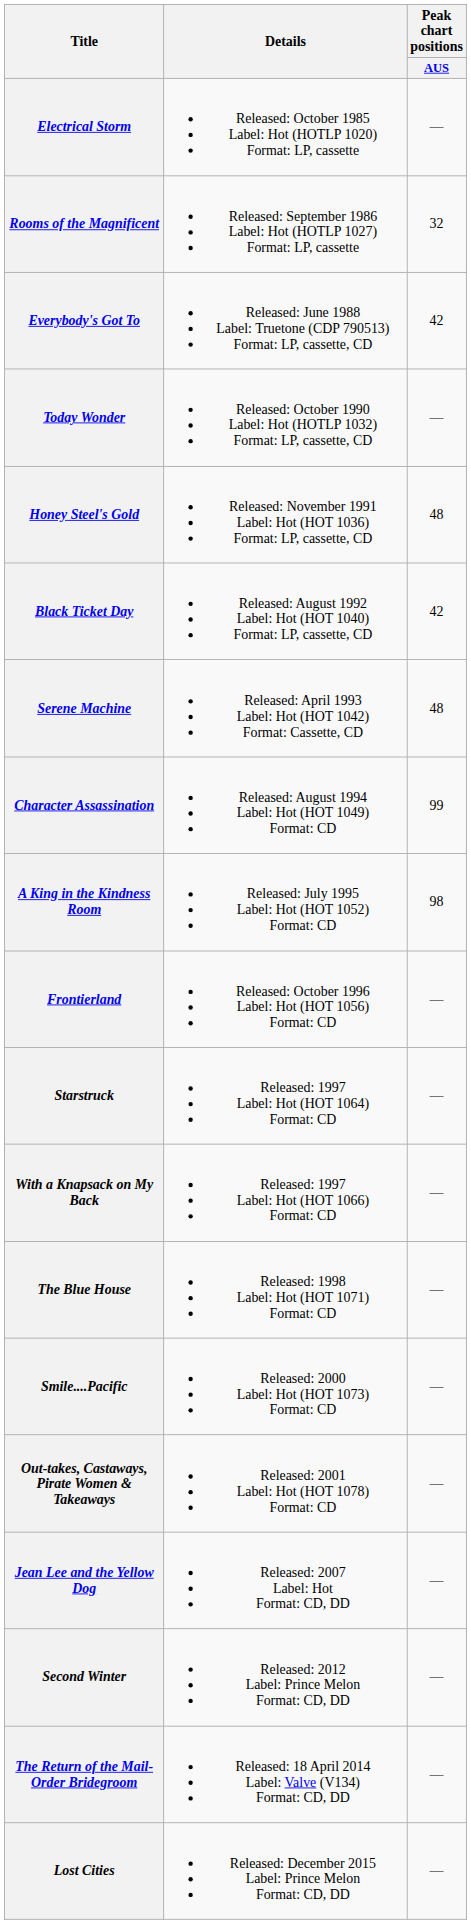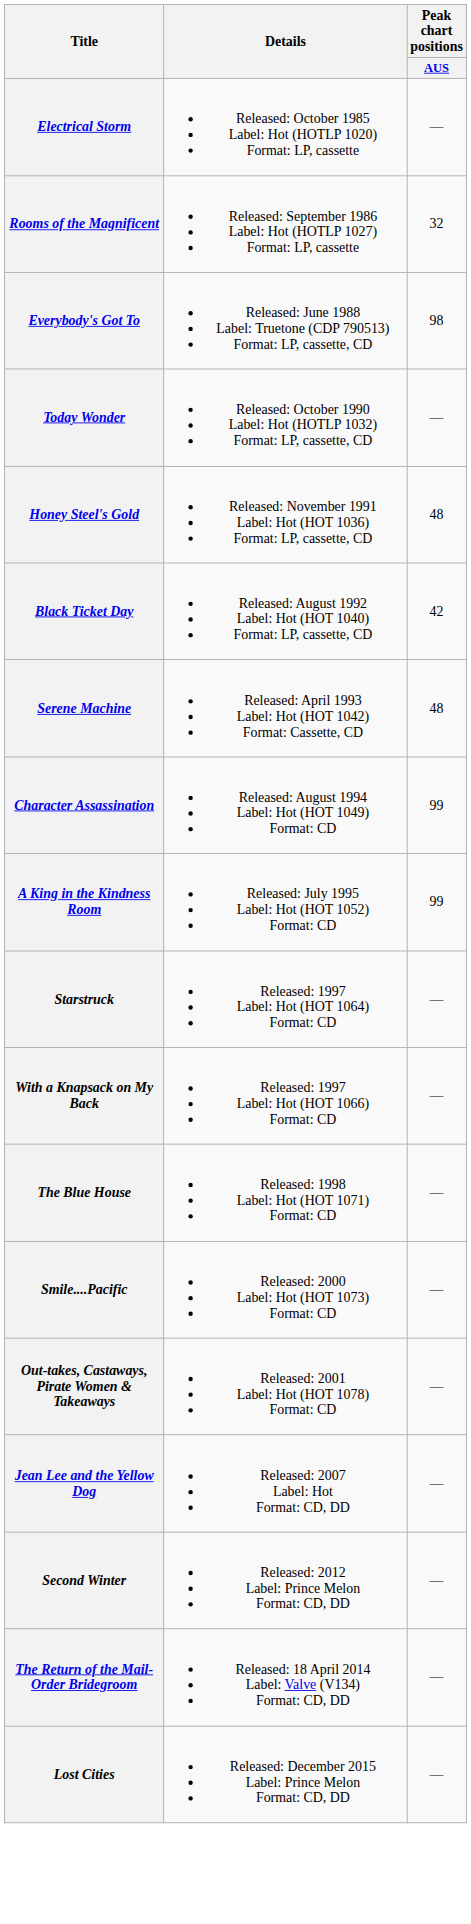(437, 320) 42 -> (437, 320) 98
(437, 902) 98 -> (437, 902) 99
- row: (84, 999)
